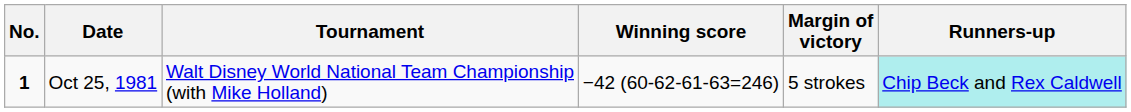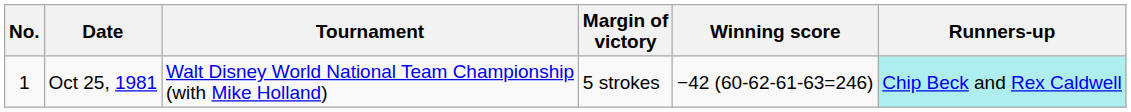columns swapped: (681, 30) <-> (831, 30)
(24, 82) bold -> (24, 82) normal
